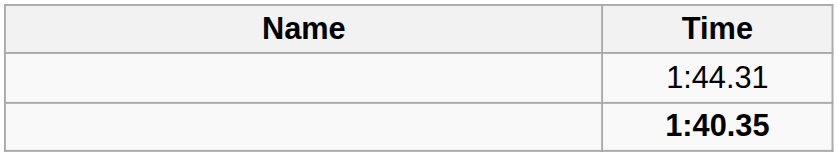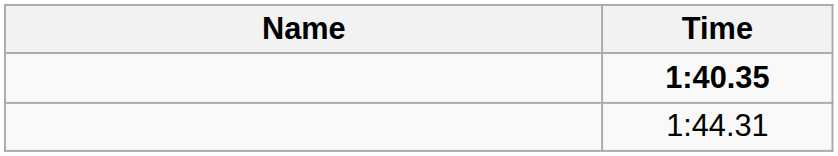rows swapped: (717, 126) <-> (717, 77)
